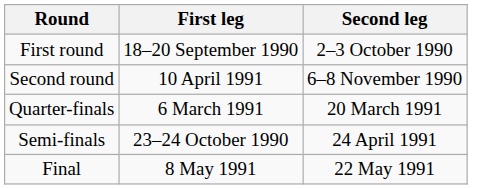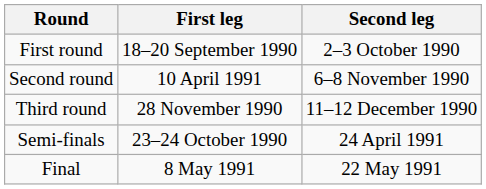+ row: (61, 109)
- row: (62, 109)
